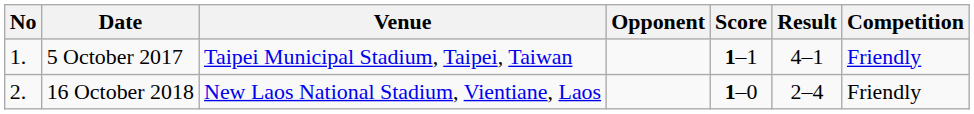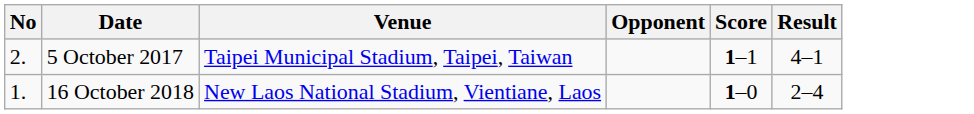- column: (905, 21)
(18, 56) 1. -> (18, 56) 2.
(18, 91) 2. -> (18, 91) 1.
